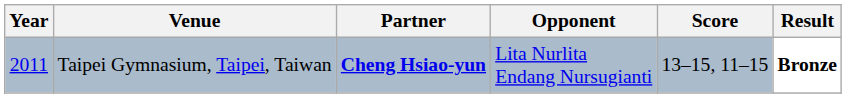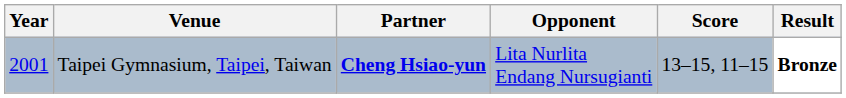(29, 64) 2011 -> (29, 64) 2001
